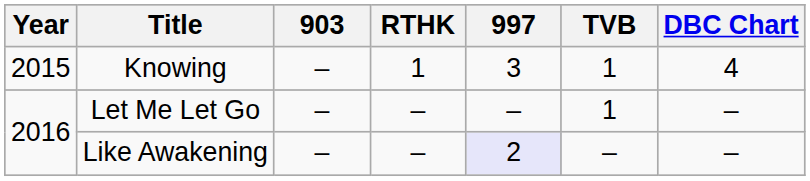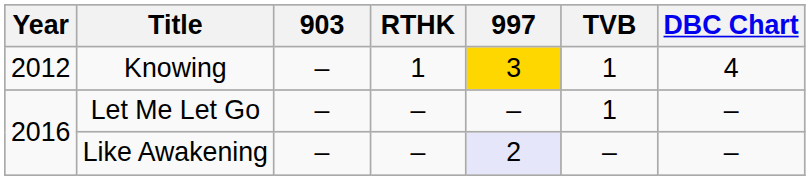(41, 68) 2015 -> (41, 68) 2012
(514, 68) no background -> (514, 68) gold background
